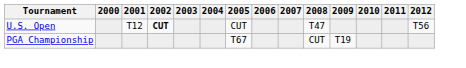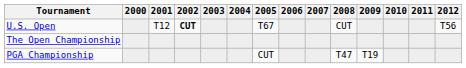(239, 27) CUT -> (266, 27) T67
(317, 27) T47 -> (344, 27) CUT
+ row: (64, 41)
(239, 41) T67 -> (266, 56) CUT
(317, 41) CUT -> (344, 56) T47
